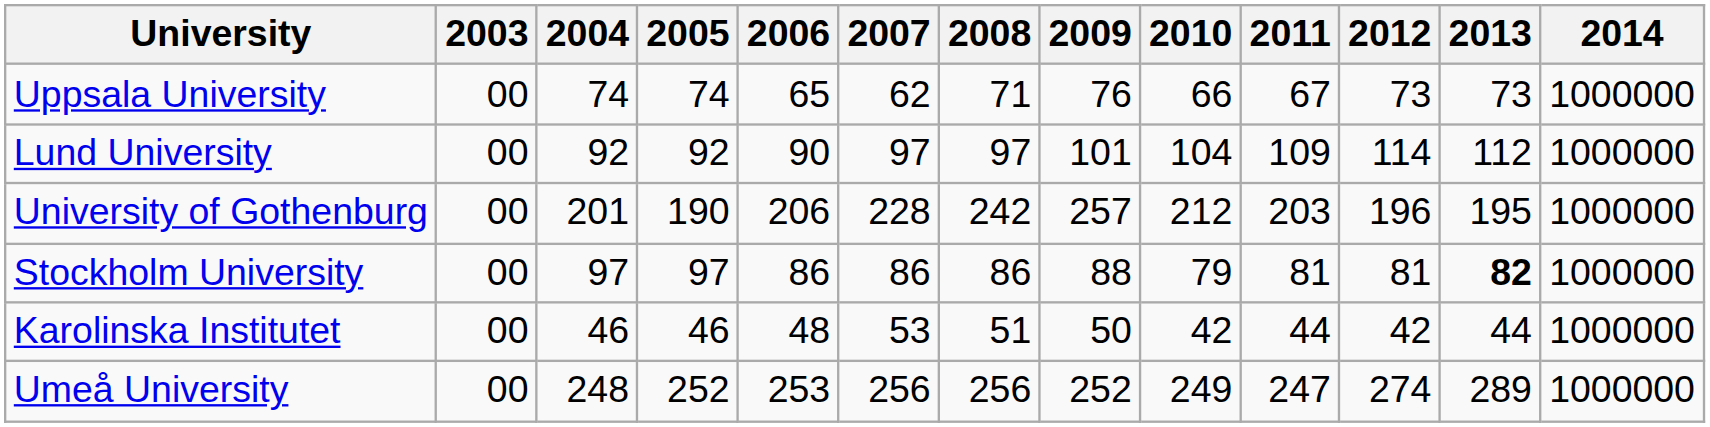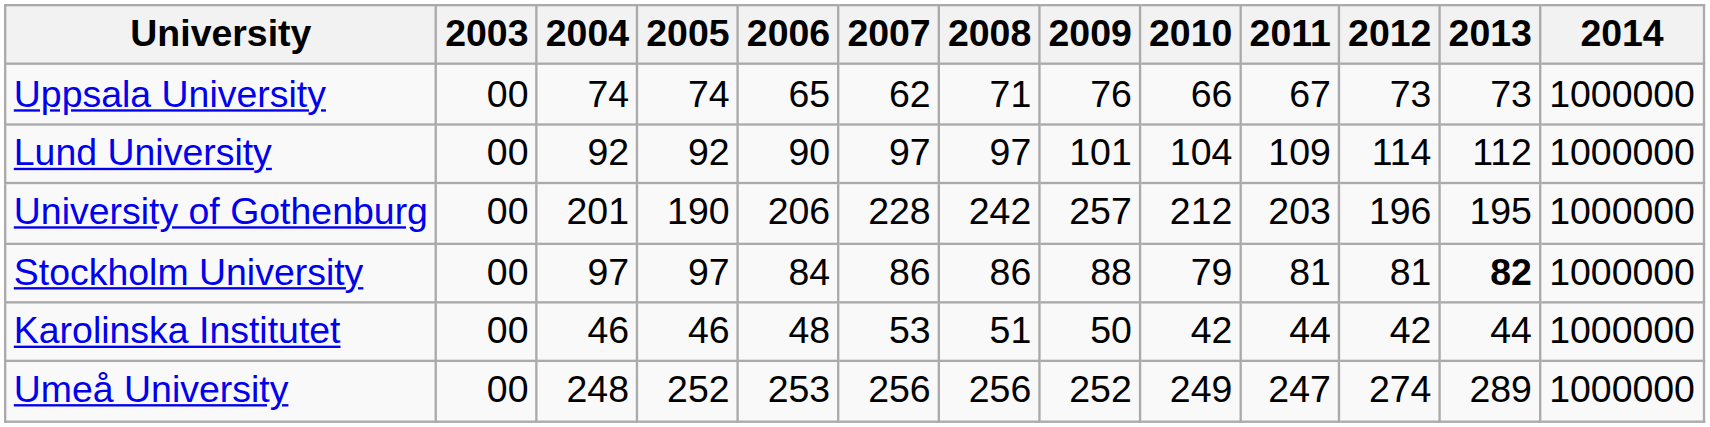(809, 271) 86 -> (809, 271) 84
